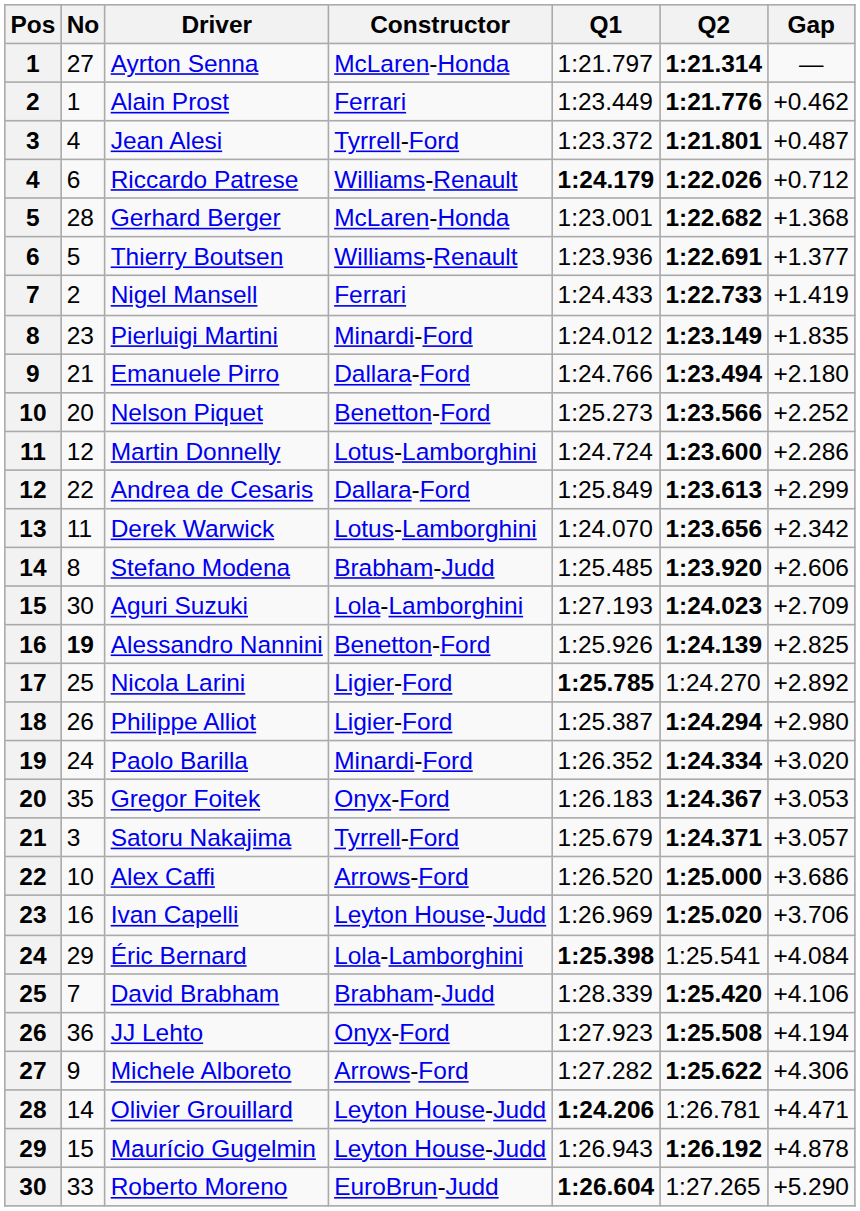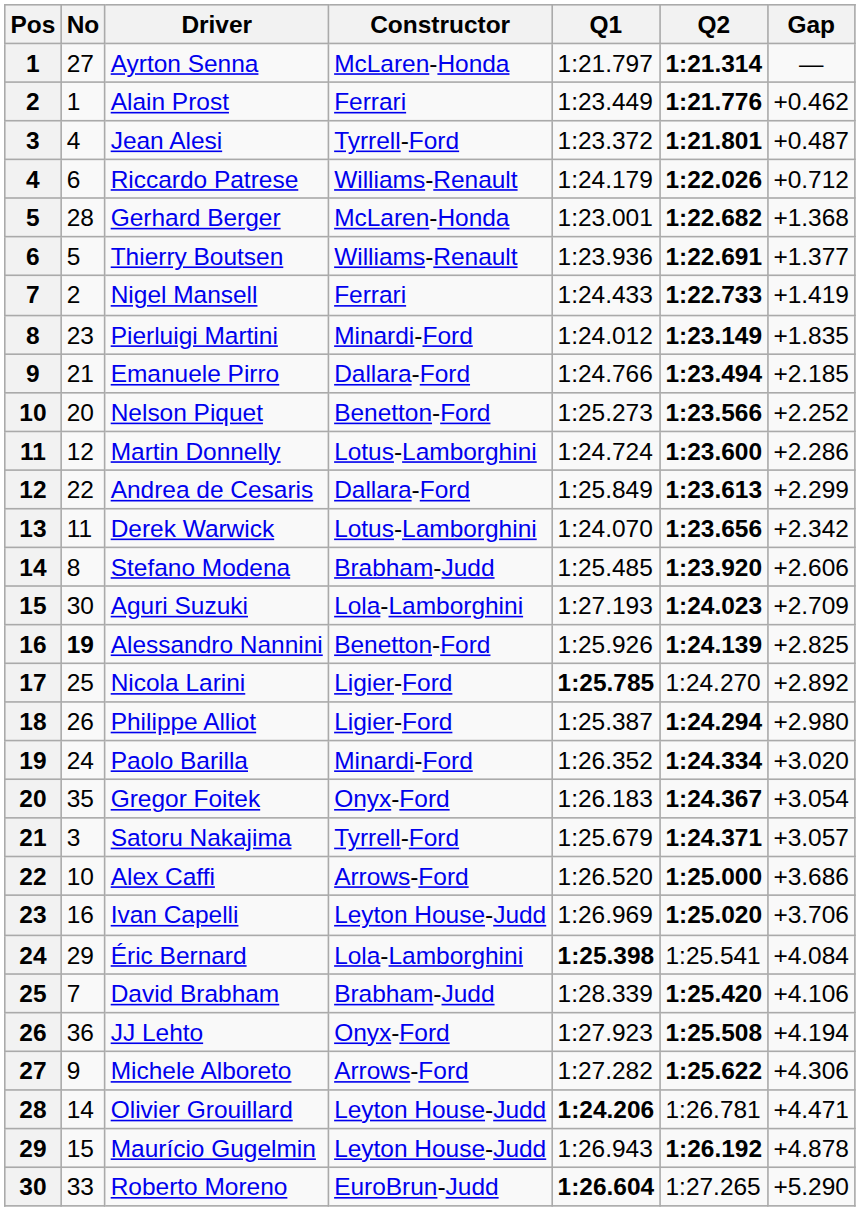(606, 179) bold -> (605, 179) normal
(811, 373) +2.180 -> (811, 373) +2.185
(811, 799) +3.053 -> (811, 799) +3.054
